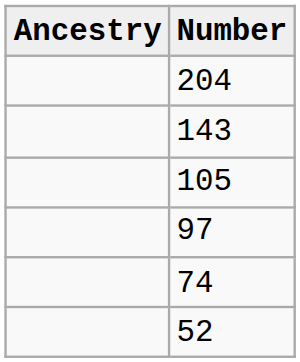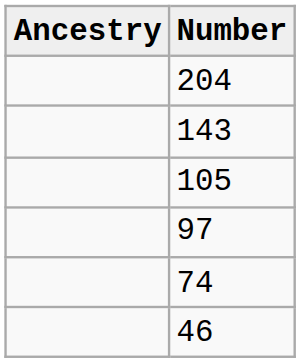- row: (195, 332)
+ row: (195, 332)
